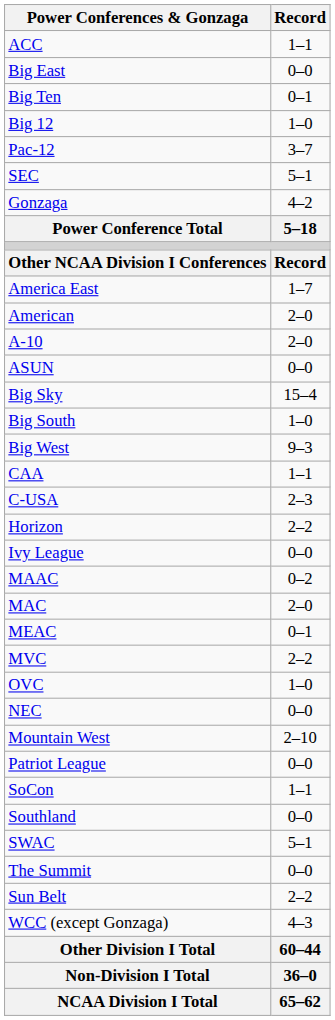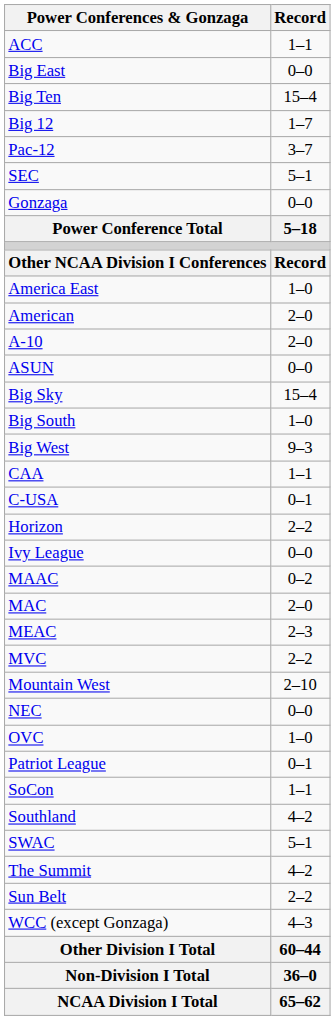(300, 96) 0–1 -> (300, 96) 15–4
(300, 123) 1–0 -> (300, 123) 1–7
(300, 202) 4–2 -> (300, 202) 0–0
(300, 289) 1–7 -> (300, 289) 1–0
(300, 500) 2–3 -> (300, 500) 0–1
(300, 632) 0–1 -> (300, 632) 2–3
rows swapped: (59, 737) <-> (26, 685)
(300, 764) 0–0 -> (300, 764) 0–1
(300, 817) 0–0 -> (300, 817) 4–2
(300, 869) 0–0 -> (300, 869) 4–2
